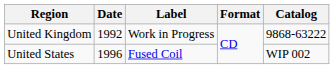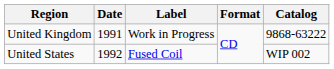(110, 34) 1992 -> (110, 34) 1991
(110, 53) 1996 -> (110, 53) 1992
